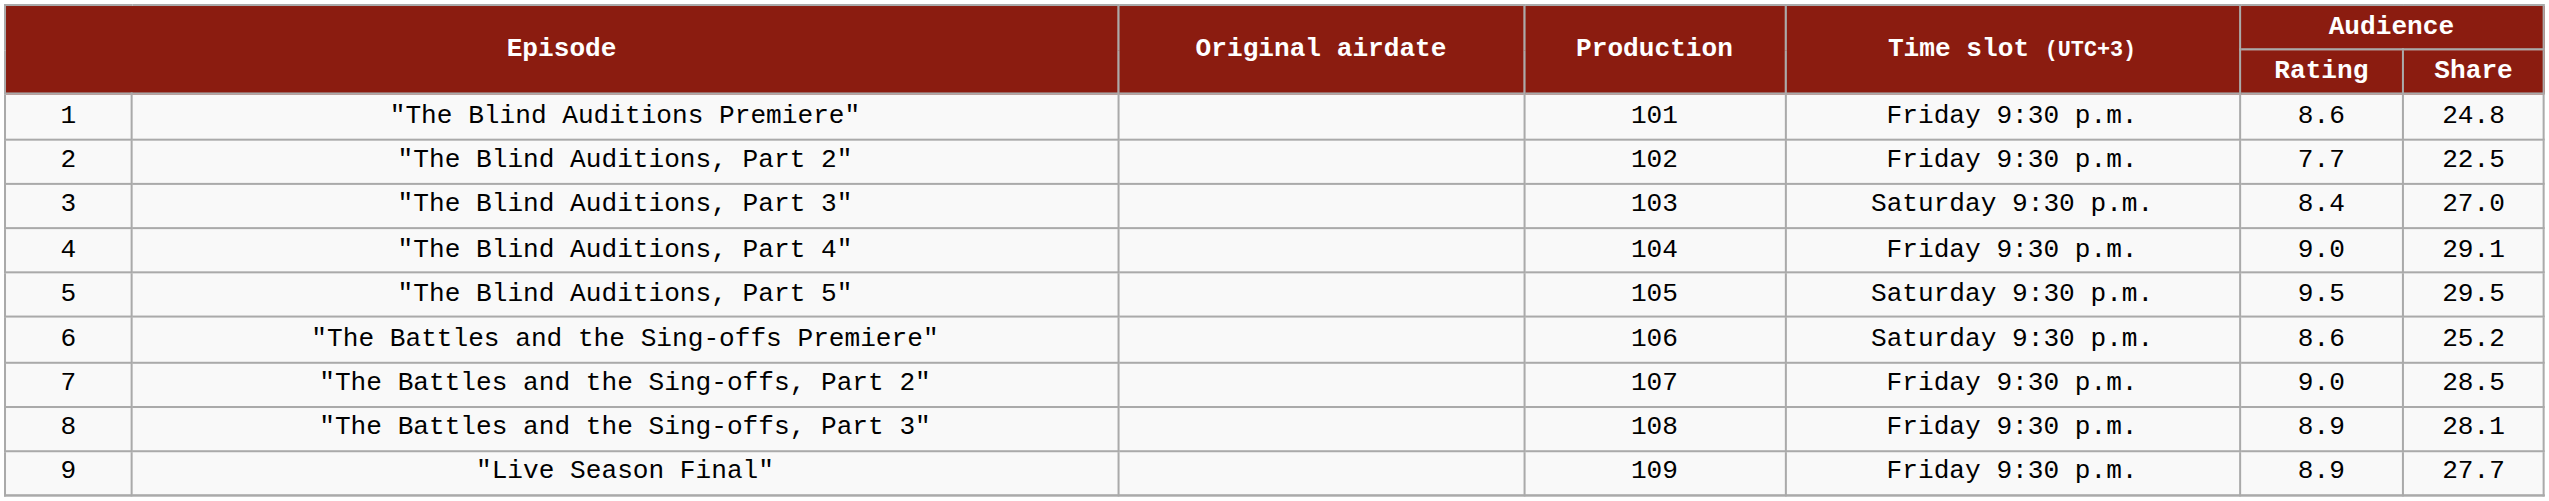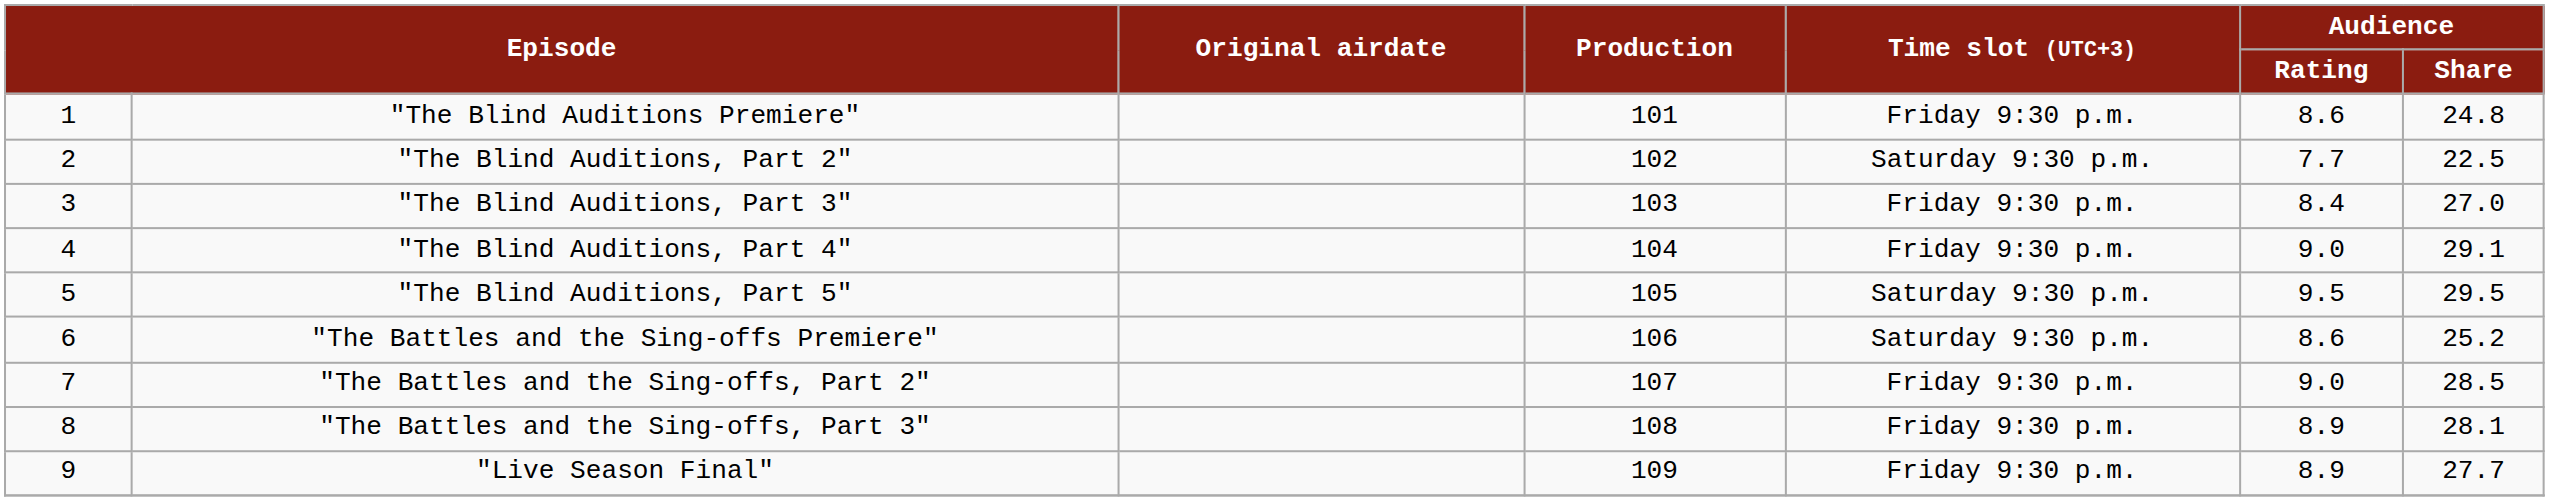(2012, 160) Friday 9:30 p.m. -> (2012, 160) Saturday 9:30 p.m.
(2012, 205) Saturday 9:30 p.m. -> (2012, 205) Friday 9:30 p.m.
